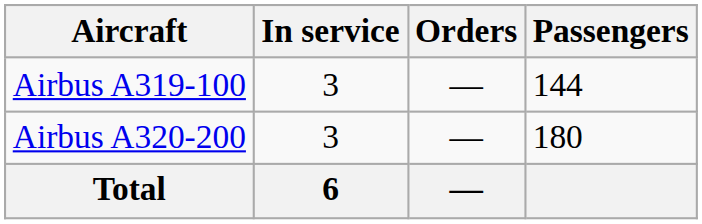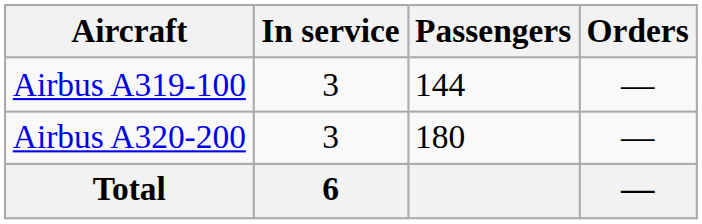columns swapped: (466, 31) <-> (611, 31)
